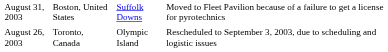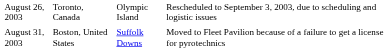rows swapped: (24, 37) <-> (24, 12)
